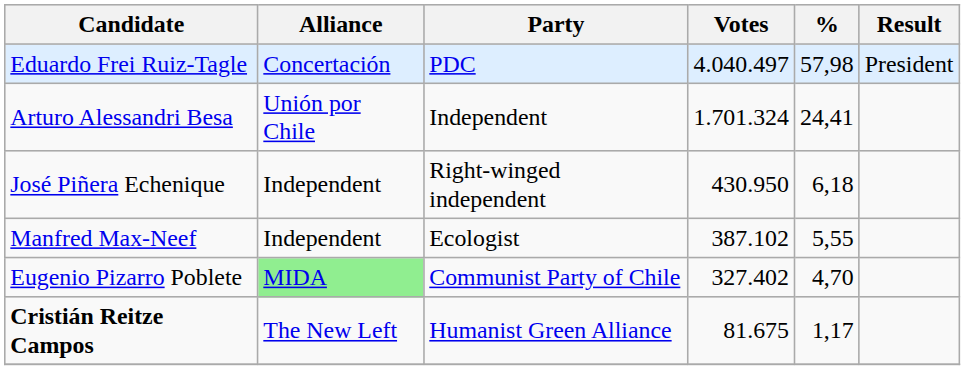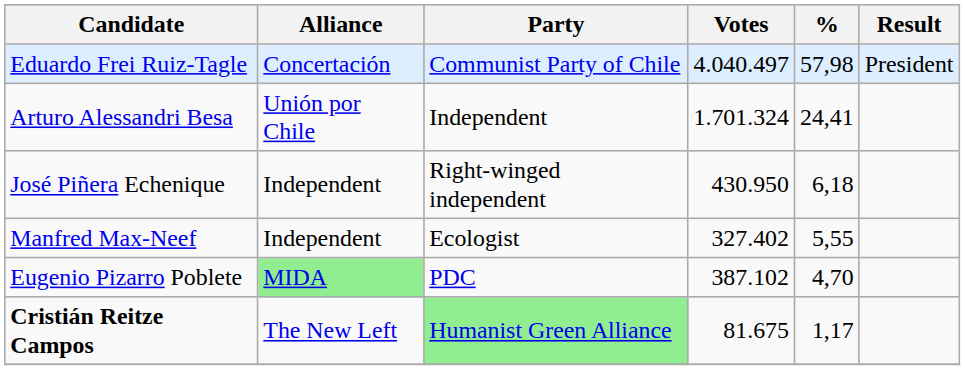(452, 63) PDC -> (555, 63) Communist Party of Chile
(750, 238) 387.102 -> (750, 238) 327.402
(555, 277) Communist Party of Chile -> (452, 277) PDC
(750, 277) 327.402 -> (750, 277) 387.102
(550, 331) no background -> (550, 331) lightgreen background
